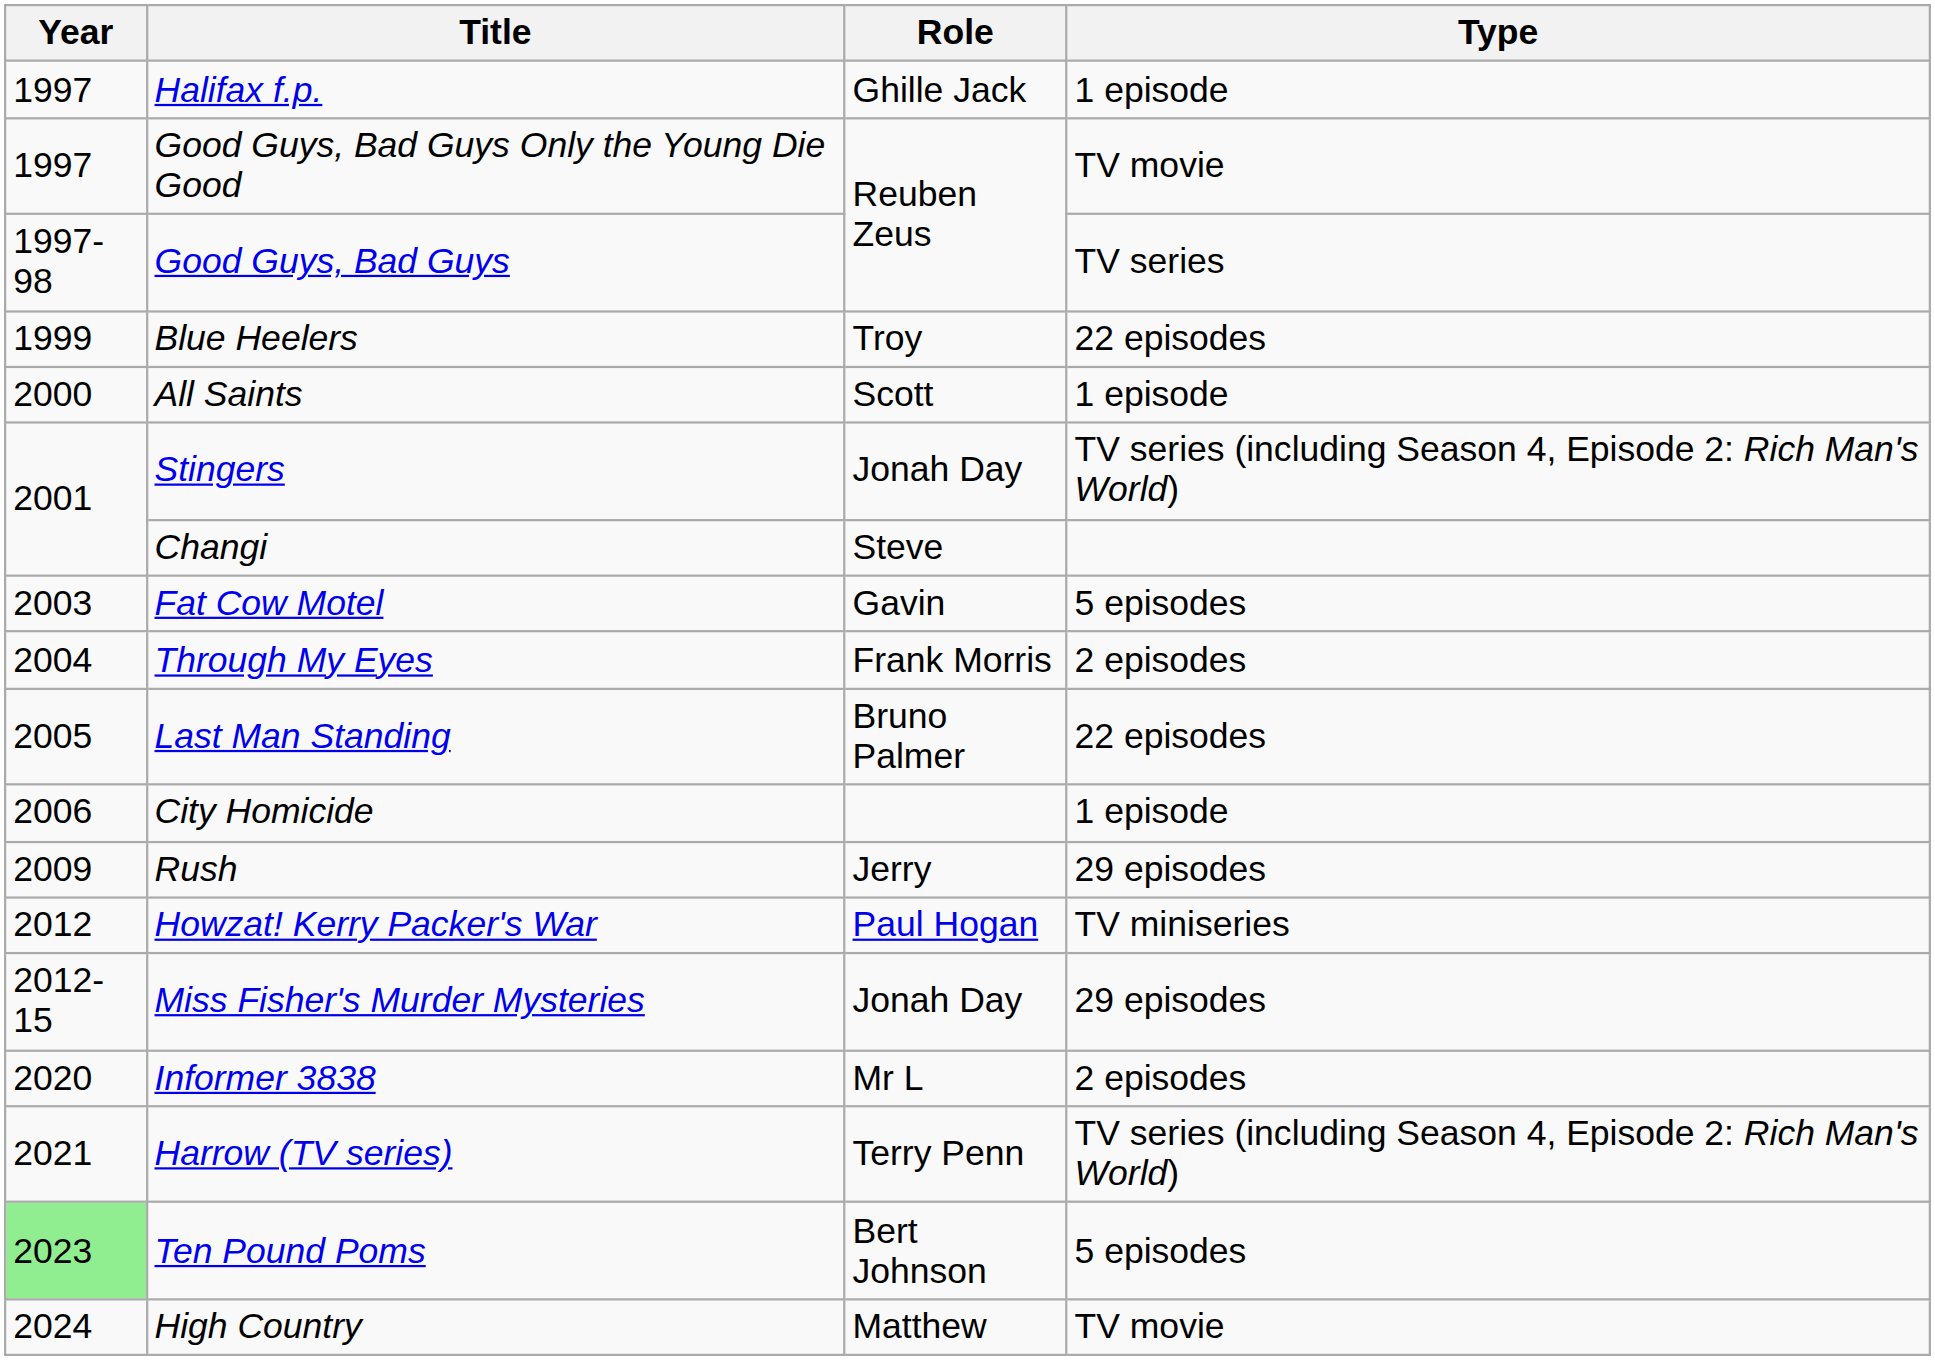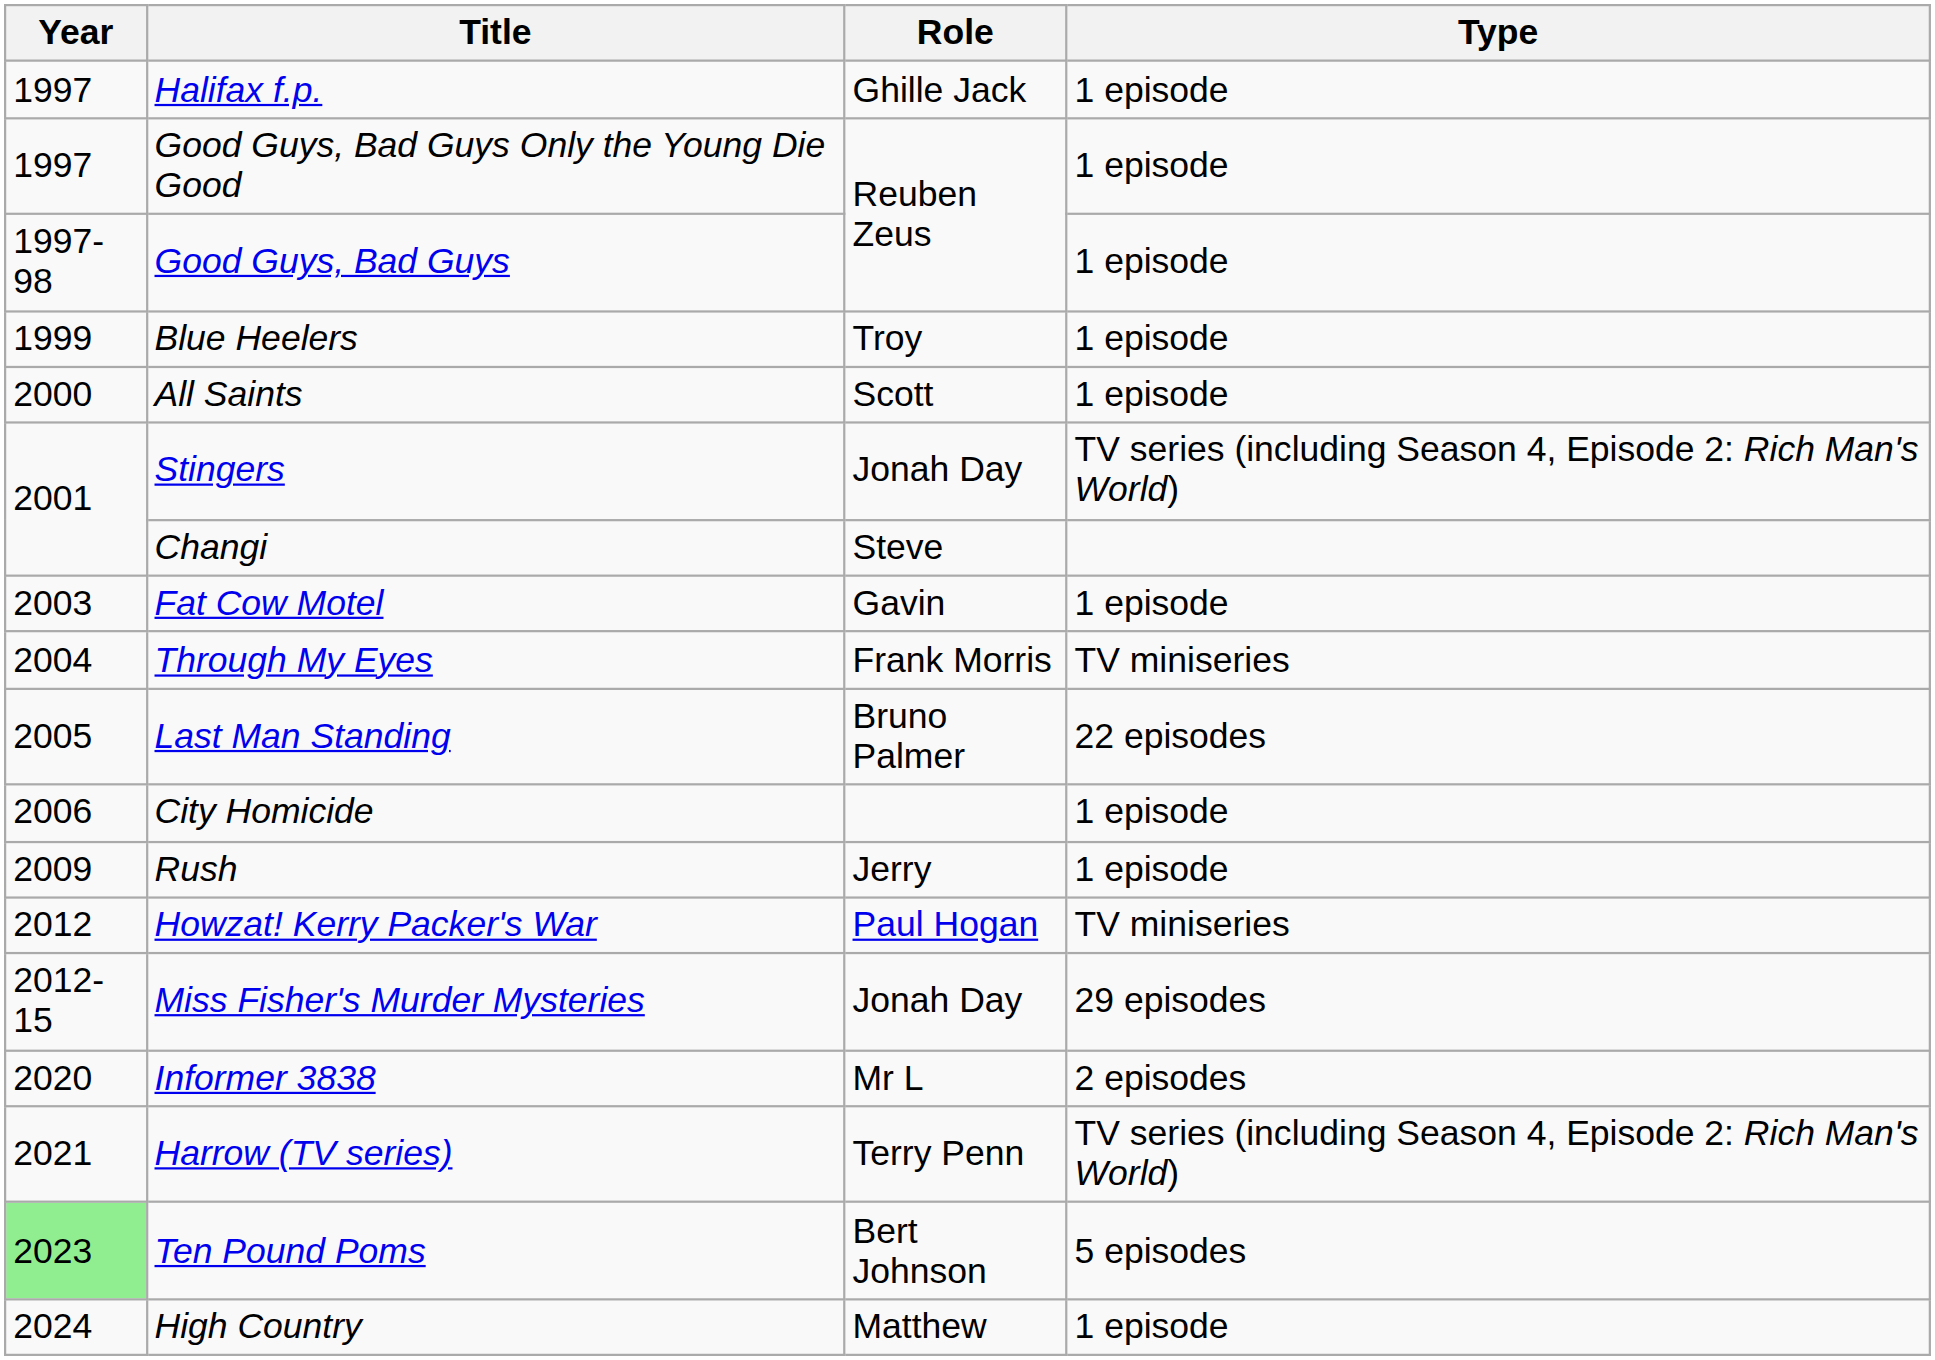(1150, 165) TV movie -> (1152, 165) 1 episode
(1150, 261) TV series -> (1152, 261) 1 episode
(1170, 337) 22 episodes -> (1152, 337) 1 episode
(1160, 603) 5 episodes -> (1152, 603) 1 episode
(1160, 659) 2 episodes -> (1182, 659) TV miniseries
(1170, 868) 29 episodes -> (1152, 868) 1 episode
(1150, 1326) TV movie -> (1152, 1326) 1 episode
